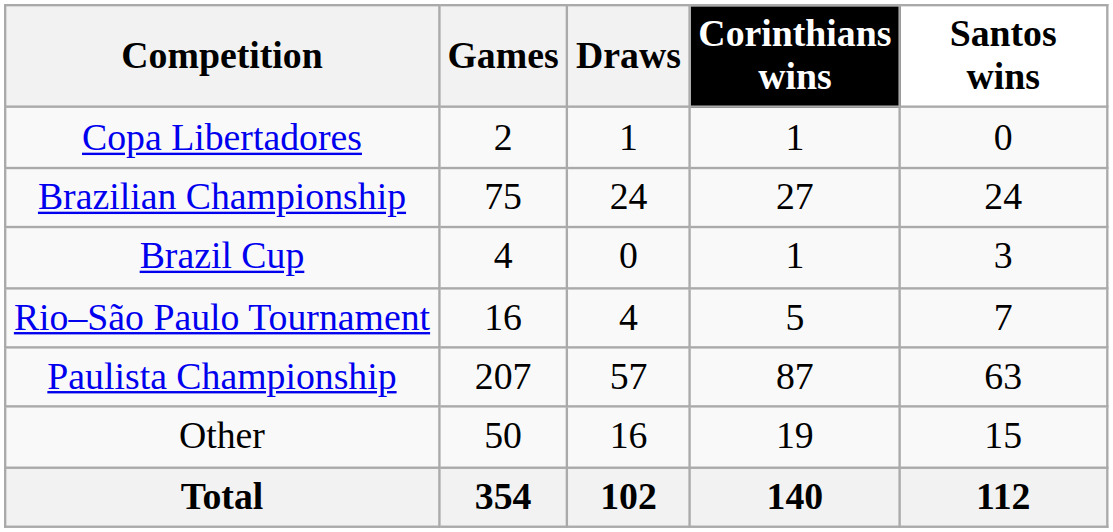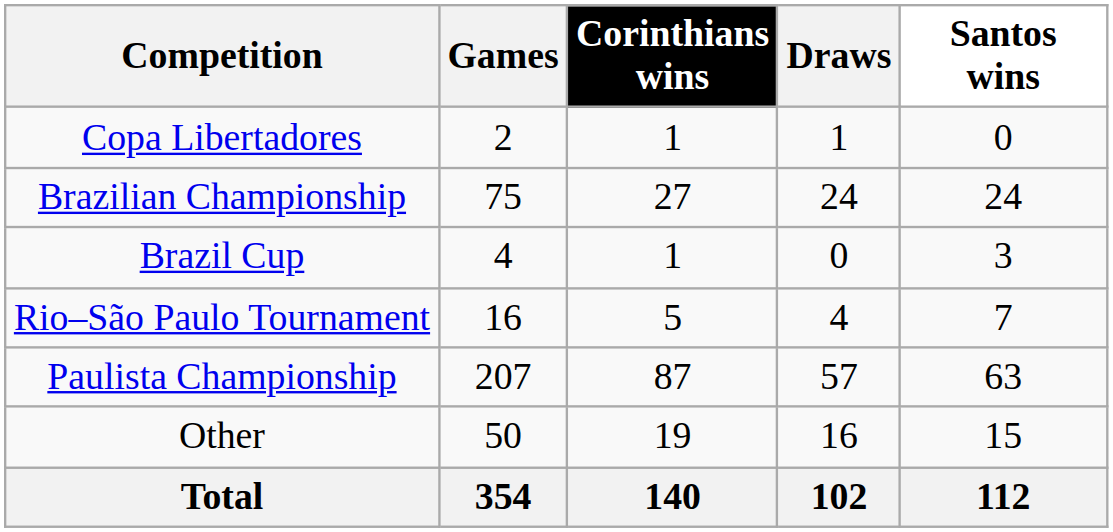columns swapped: (795, 55) <-> (629, 55)
